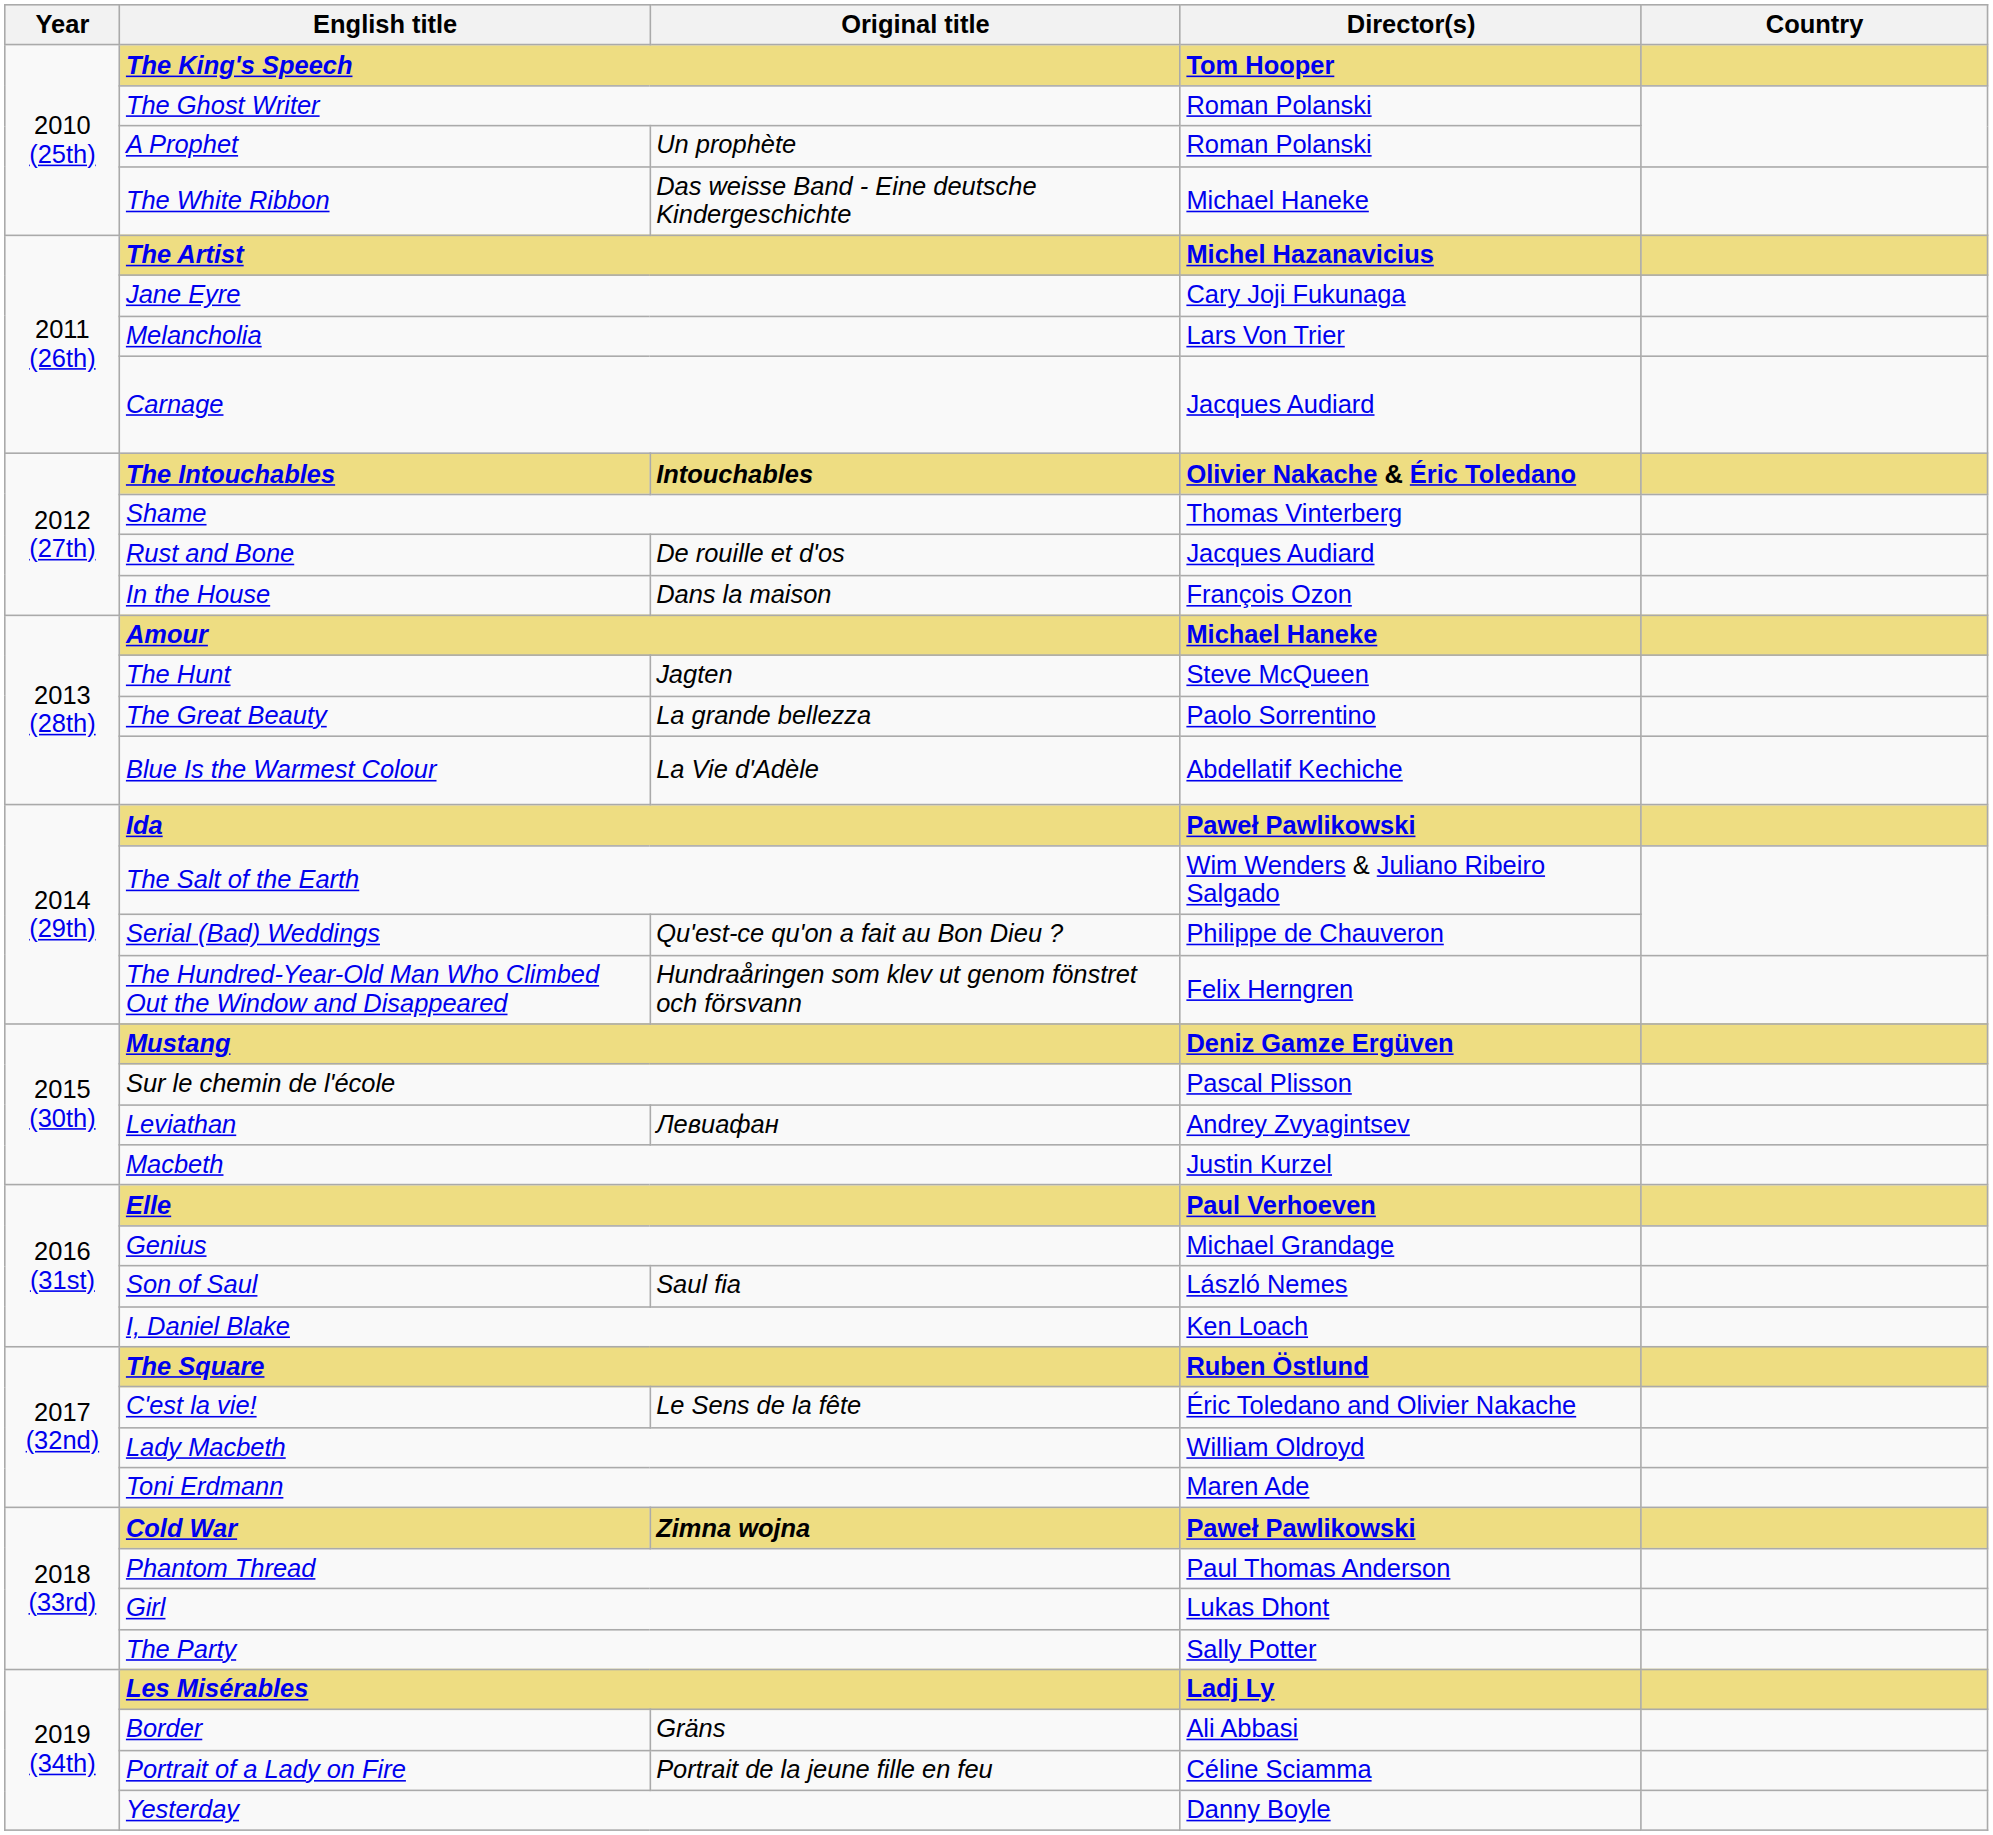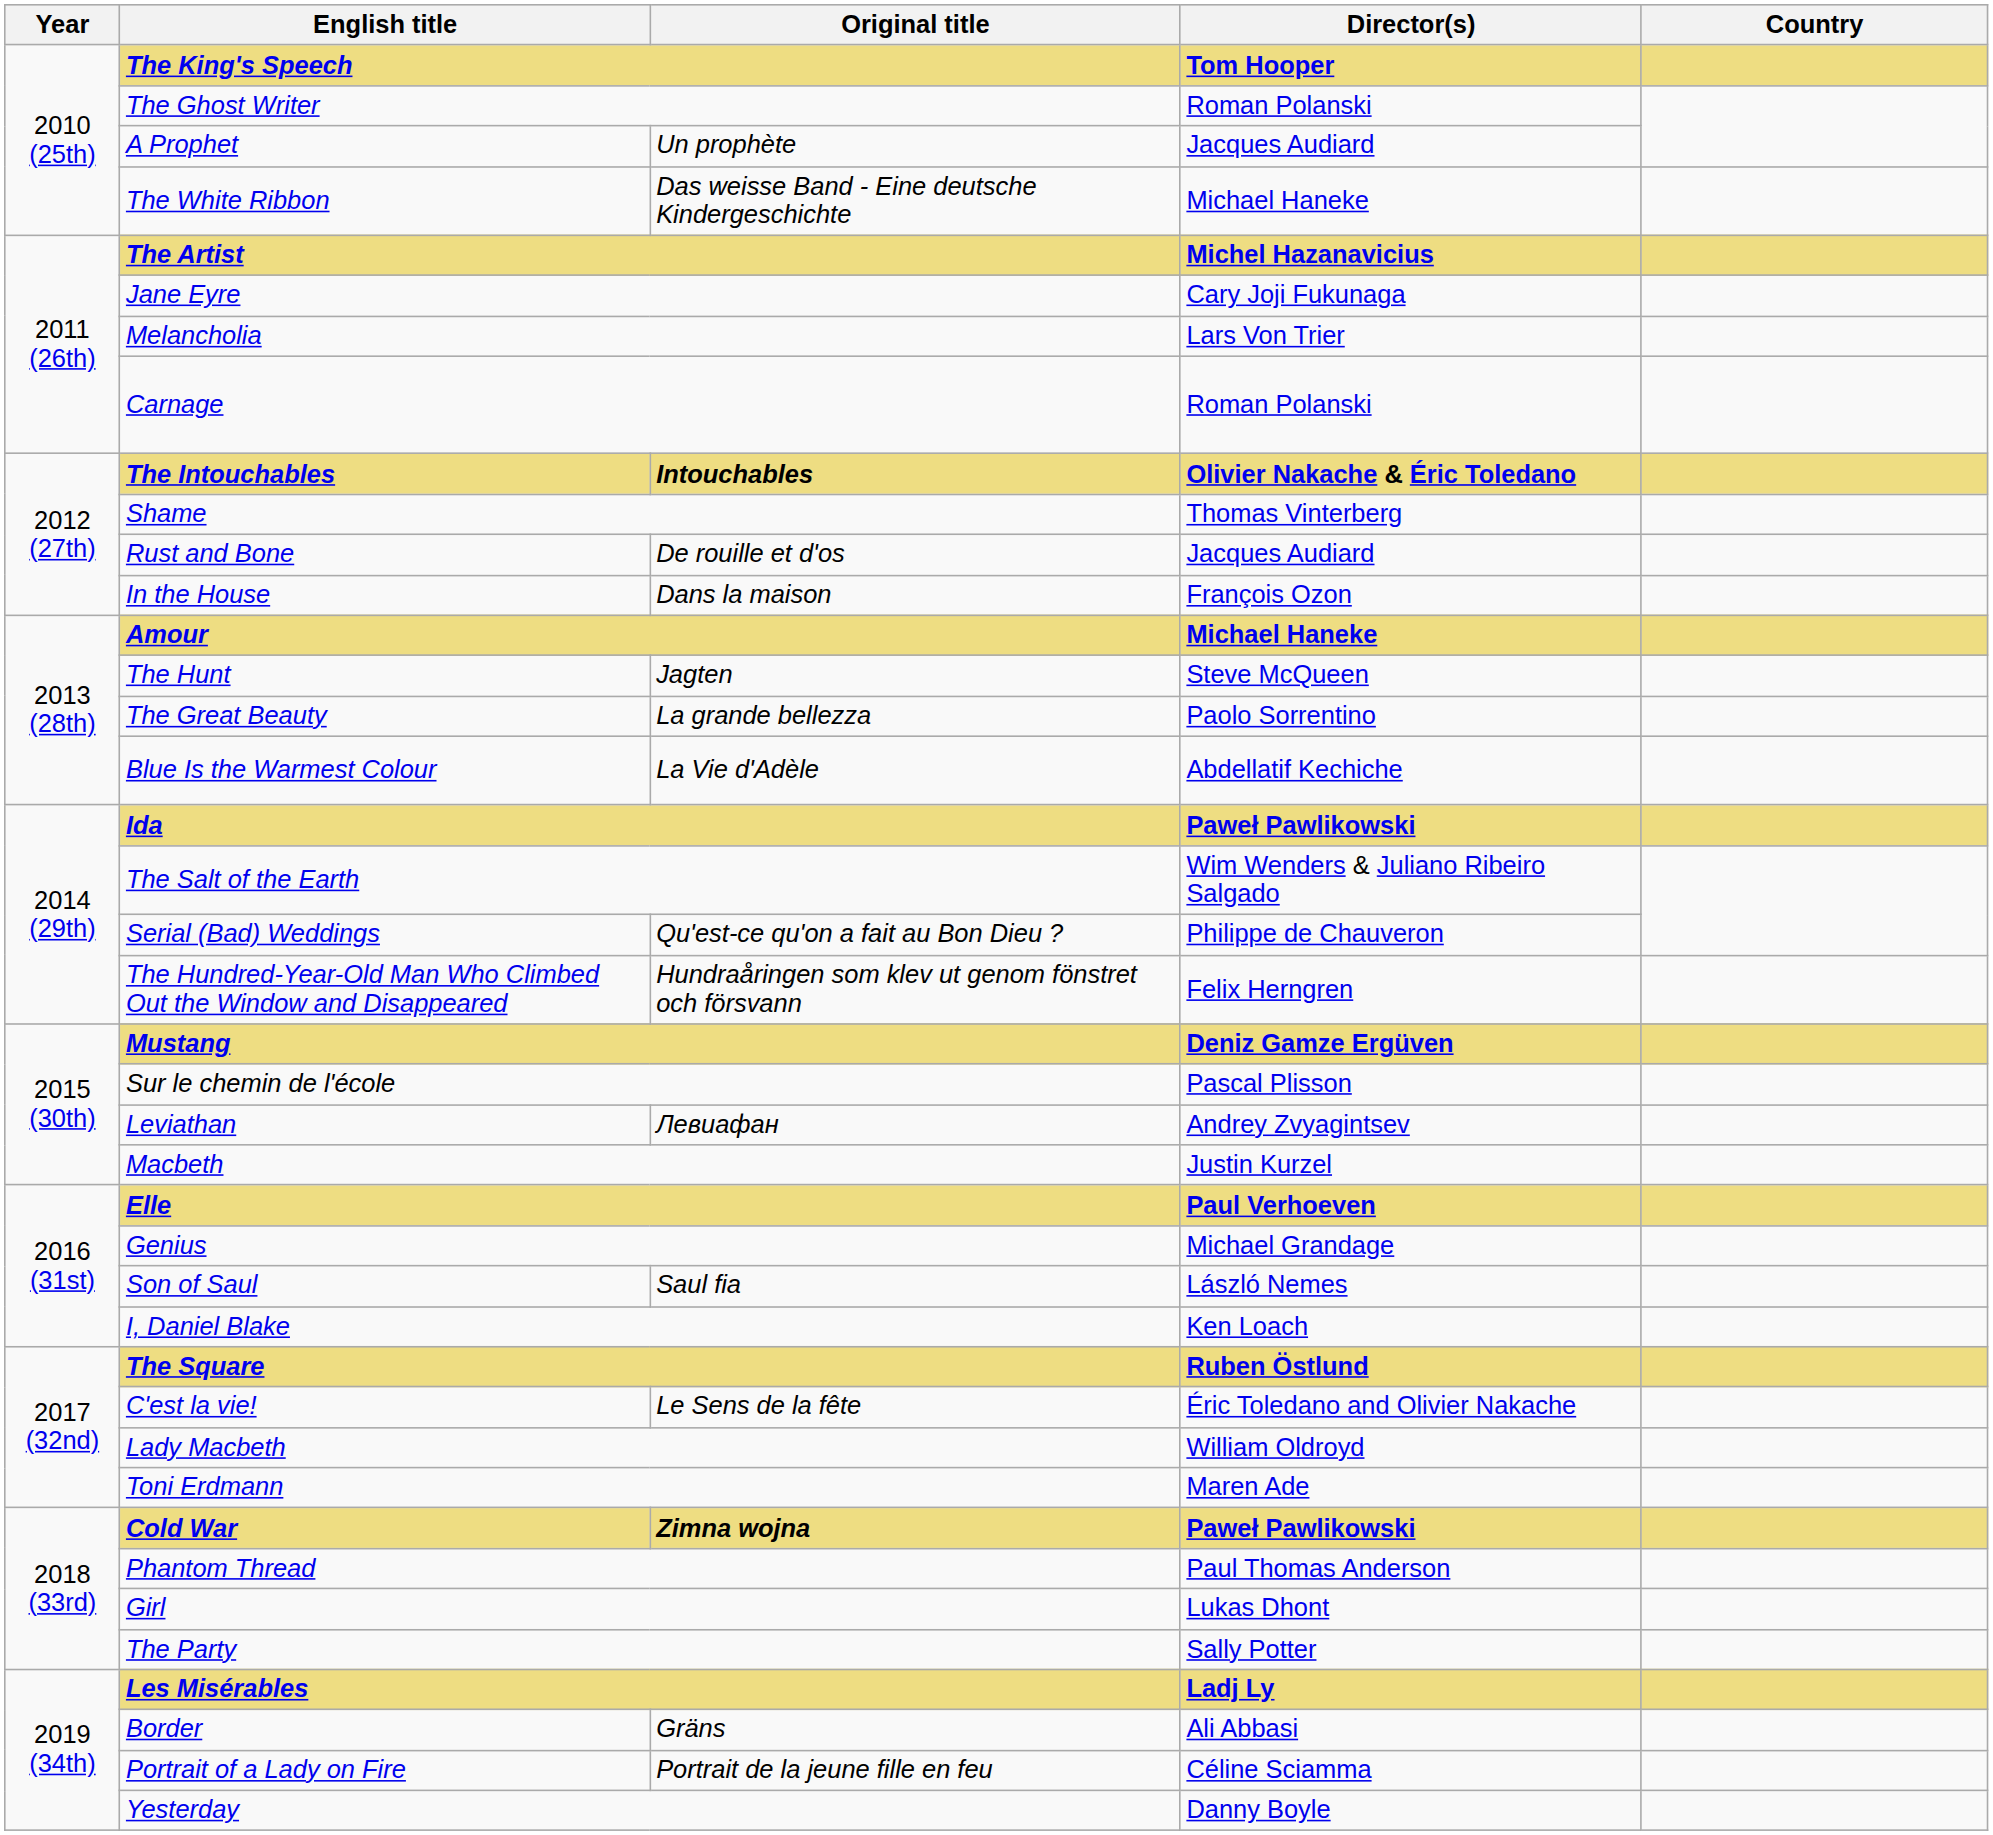(1279, 145) Roman Polanski -> (1280, 145) Jacques Audiard
(1280, 404) Jacques Audiard -> (1279, 404) Roman Polanski
